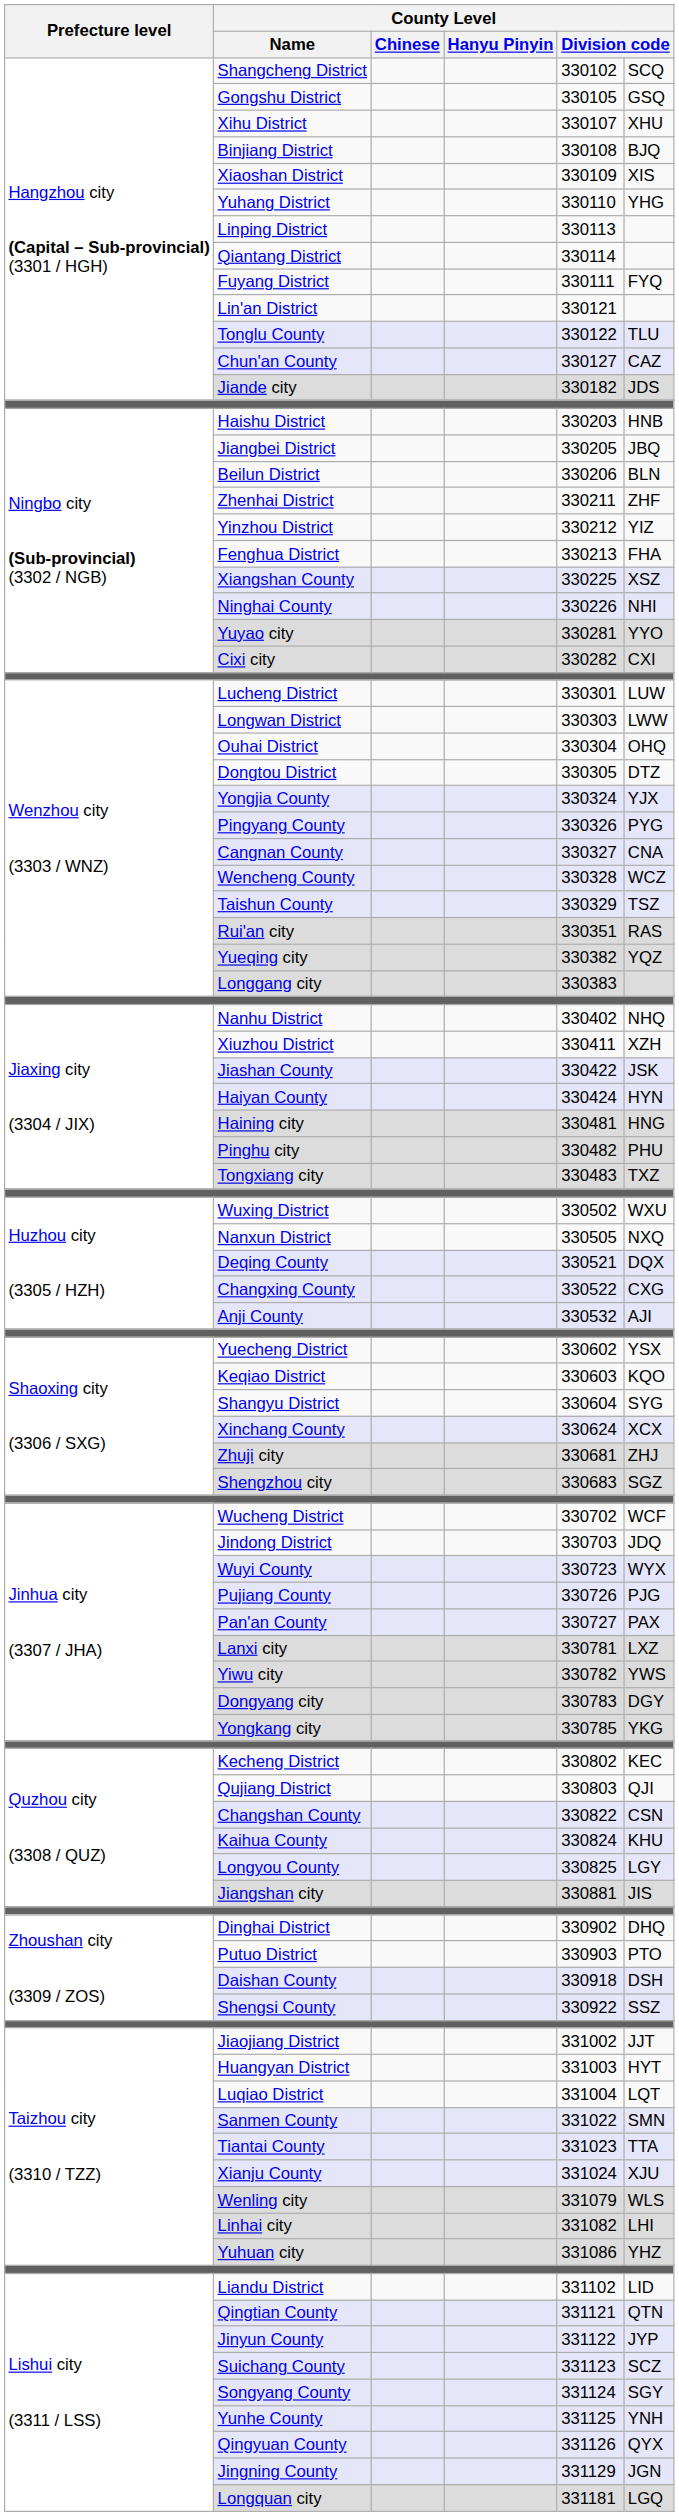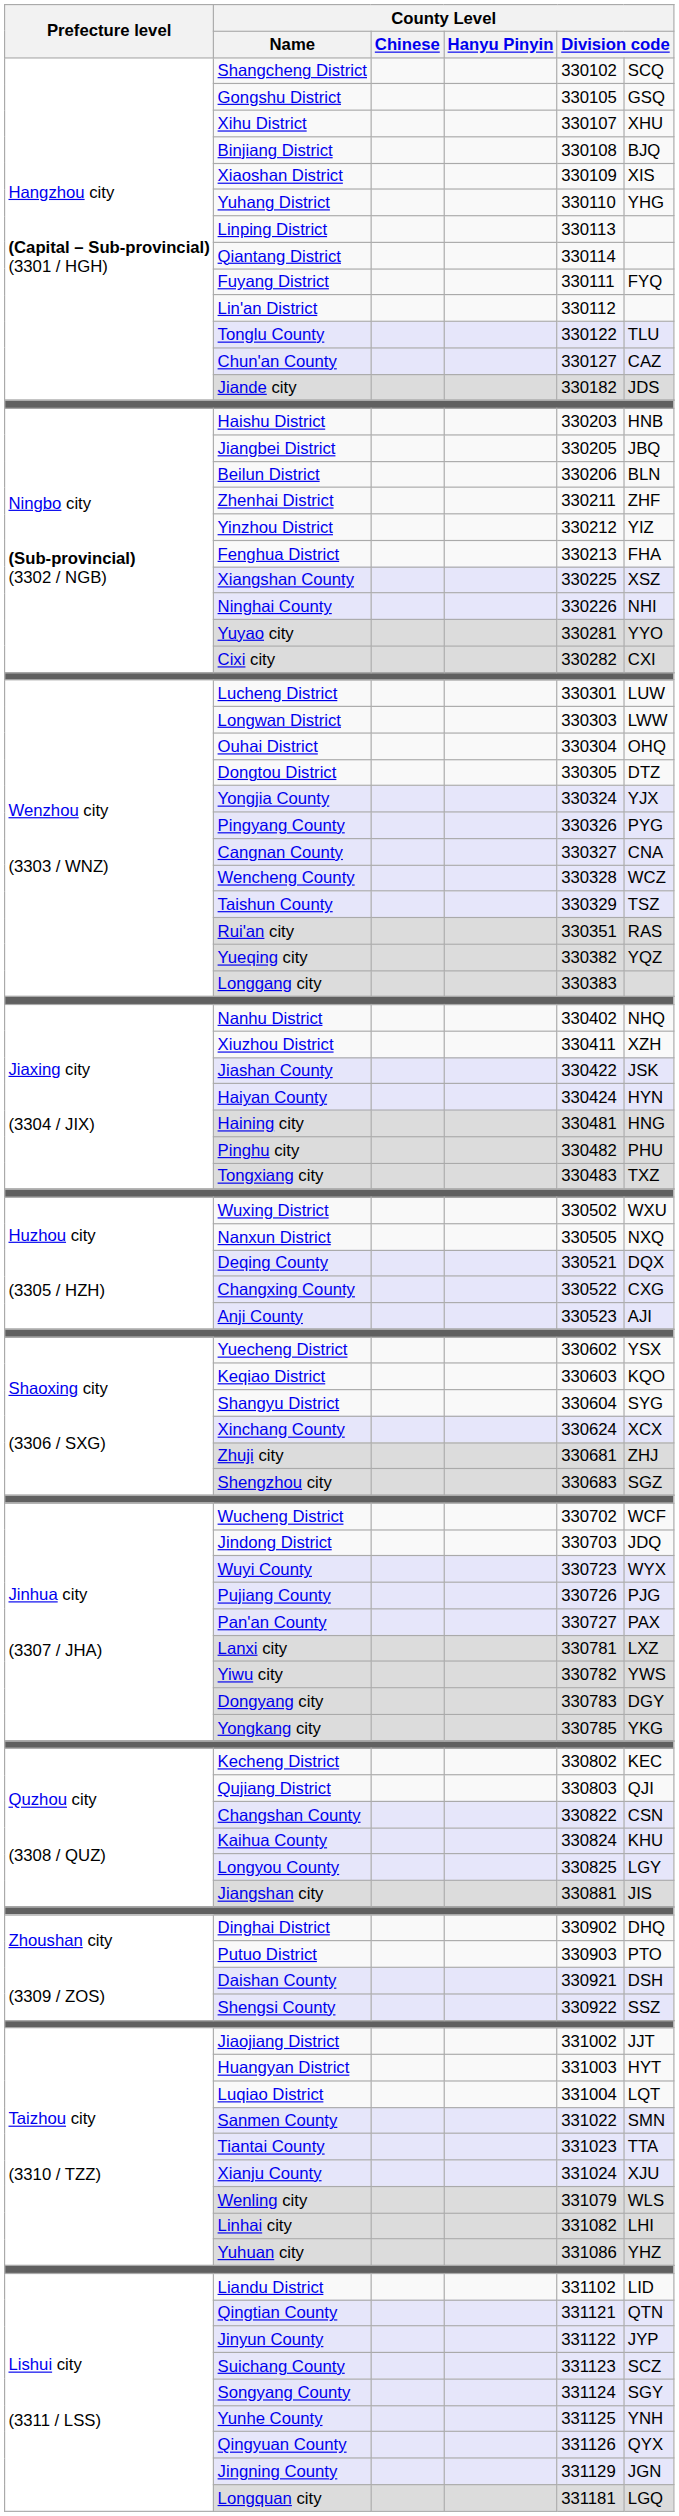(589, 308) 330121 -> (588, 308) 330112
(589, 1316) 330532 -> (589, 1316) 330523
(589, 1981) 330918 -> (589, 1981) 330921
